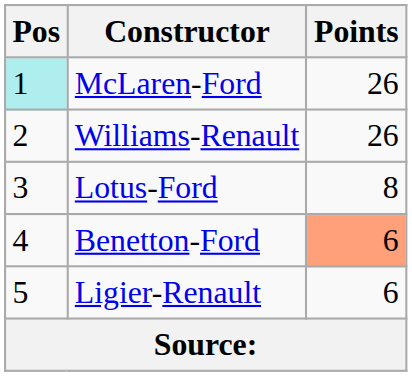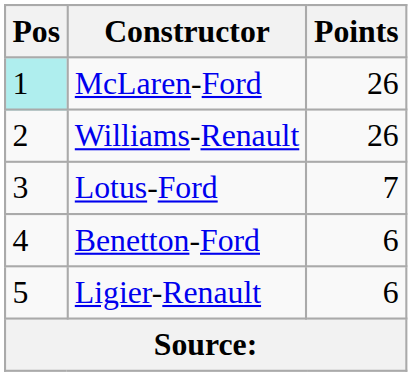(391, 188) 8 -> (391, 188) 7
(391, 240) lightsalmon background -> (391, 240) no background
